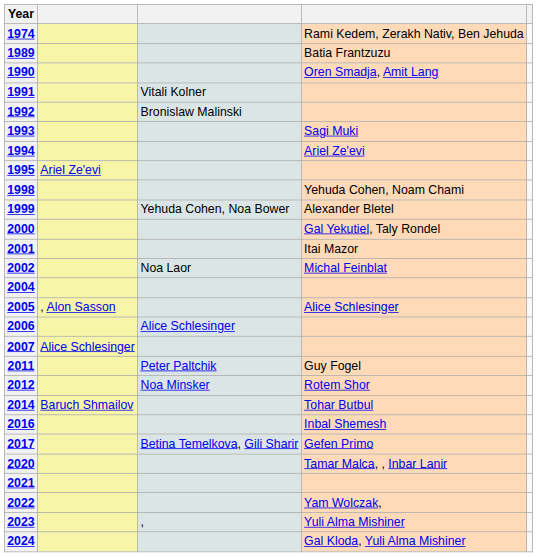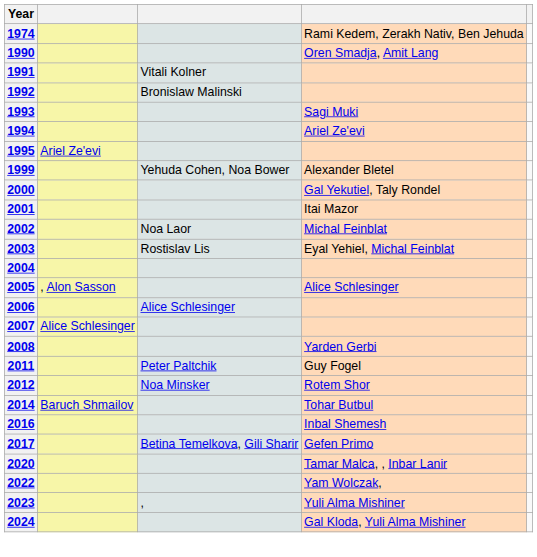- row: (21, 53)
- row: (21, 190)
+ row: (21, 248)
+ row: (21, 346)
- row: (21, 483)
